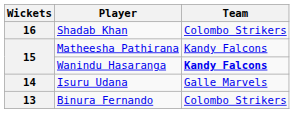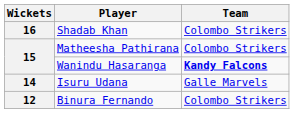(226, 48) Kandy Falcons -> (235, 48) Colombo Strikers
(29, 100) 13 -> (29, 100) 12
